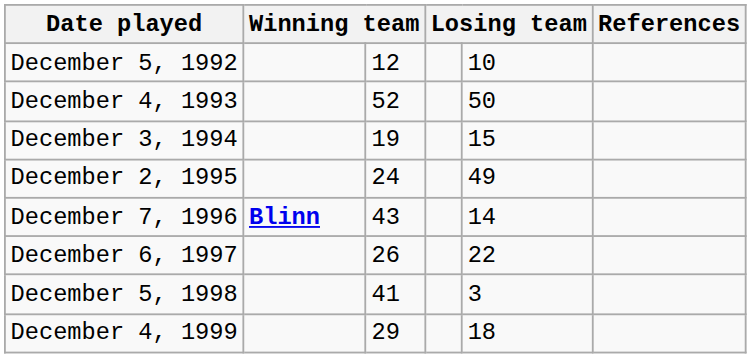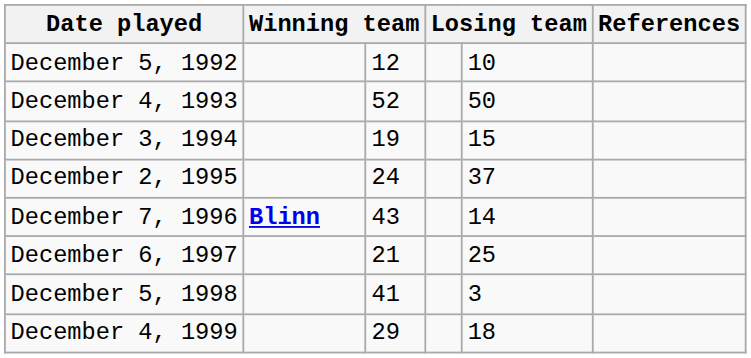(482, 178) 49 -> (482, 178) 37
(386, 256) 26 -> (386, 256) 21
(482, 256) 22 -> (482, 256) 25
